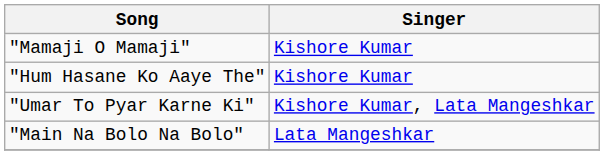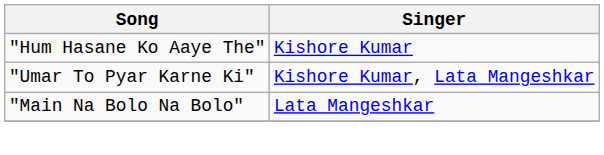- row: (100, 48)
